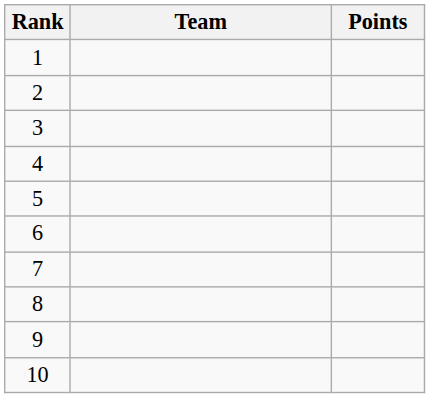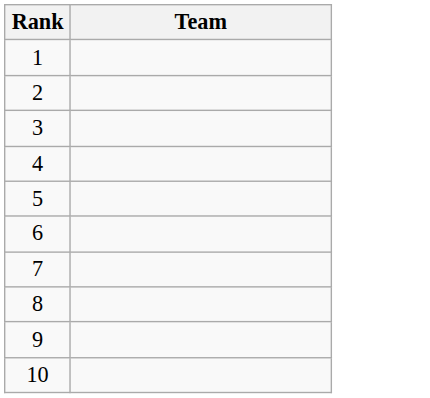- column: (378, 22)
